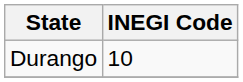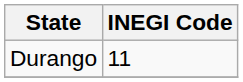(120, 58) 10 -> (119, 58) 11
